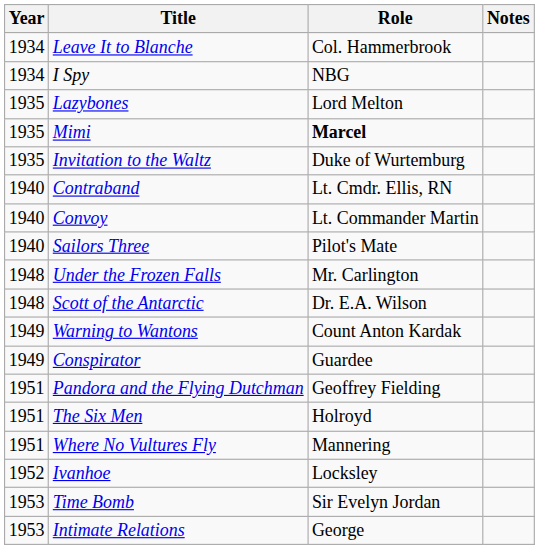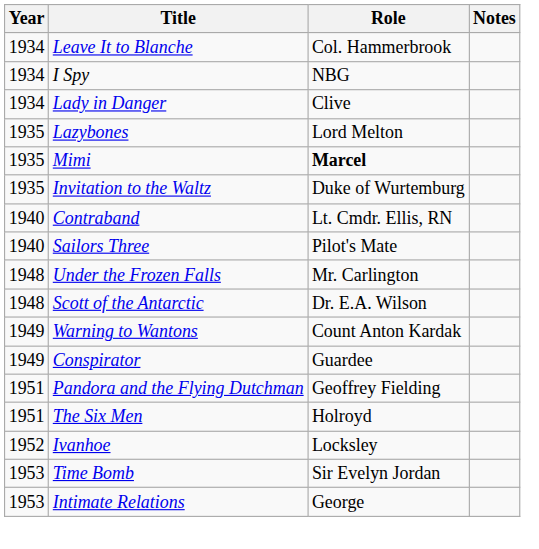+ row: (110, 103)
- row: (80, 217)
- row: (134, 445)
